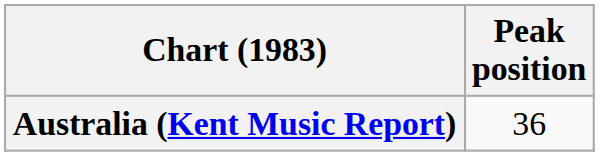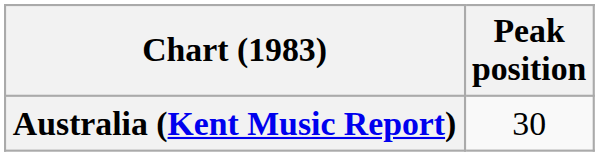(529, 122) 36 -> (529, 122) 30
